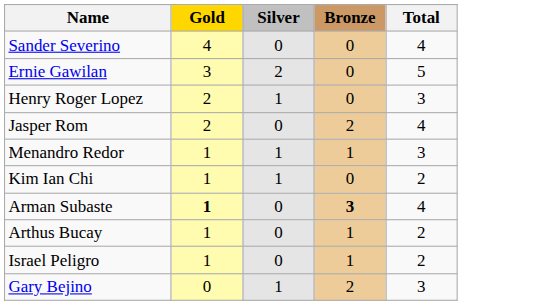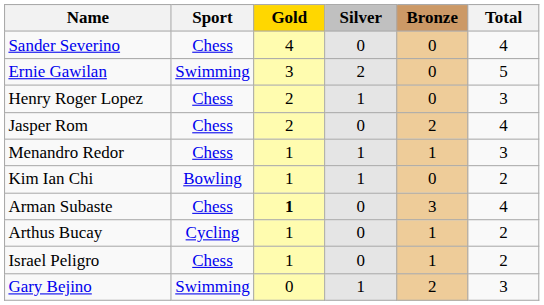+ column: (212, 17)
(350, 206) bold -> (432, 206) normal
